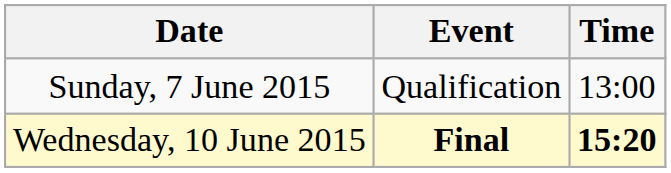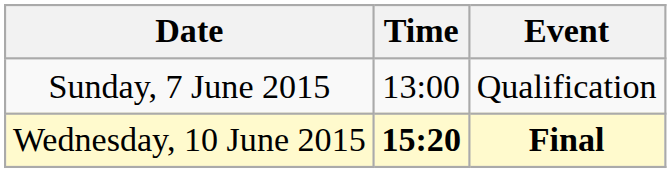columns swapped: (617, 31) <-> (471, 31)
